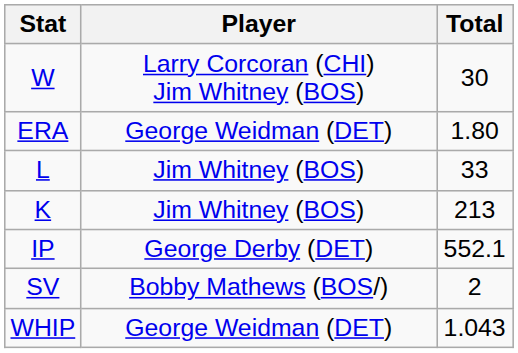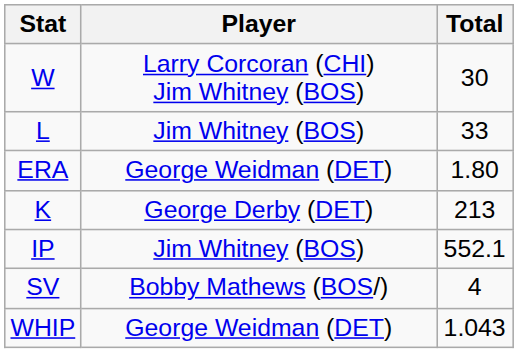rows swapped: (43, 170) <-> (43, 130)
(259, 209) Jim Whitney (BOS) -> (259, 209) George Derby (DET)
(259, 248) George Derby (DET) -> (259, 248) Jim Whitney (BOS)
(475, 288) 2 -> (475, 288) 4
